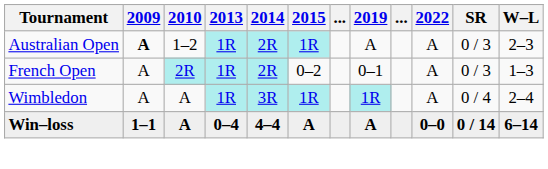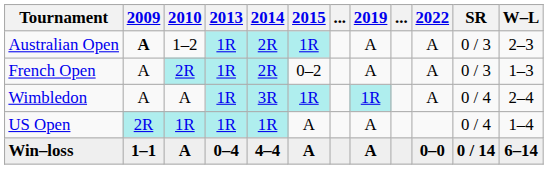(371, 71) 0–1 -> (371, 71) A
+ row: (39, 124)
